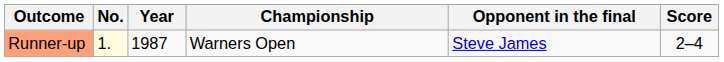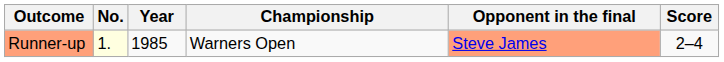(149, 43) 1987 -> (149, 43) 1985
(499, 43) no background -> (499, 43) lightsalmon background
